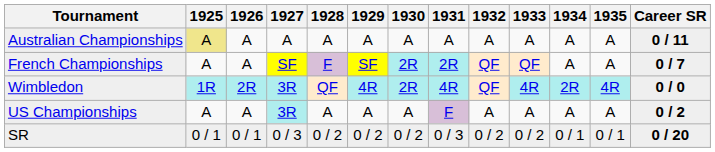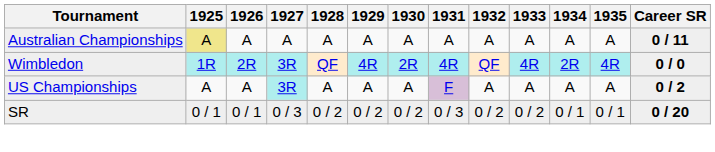- row: (85, 64)
